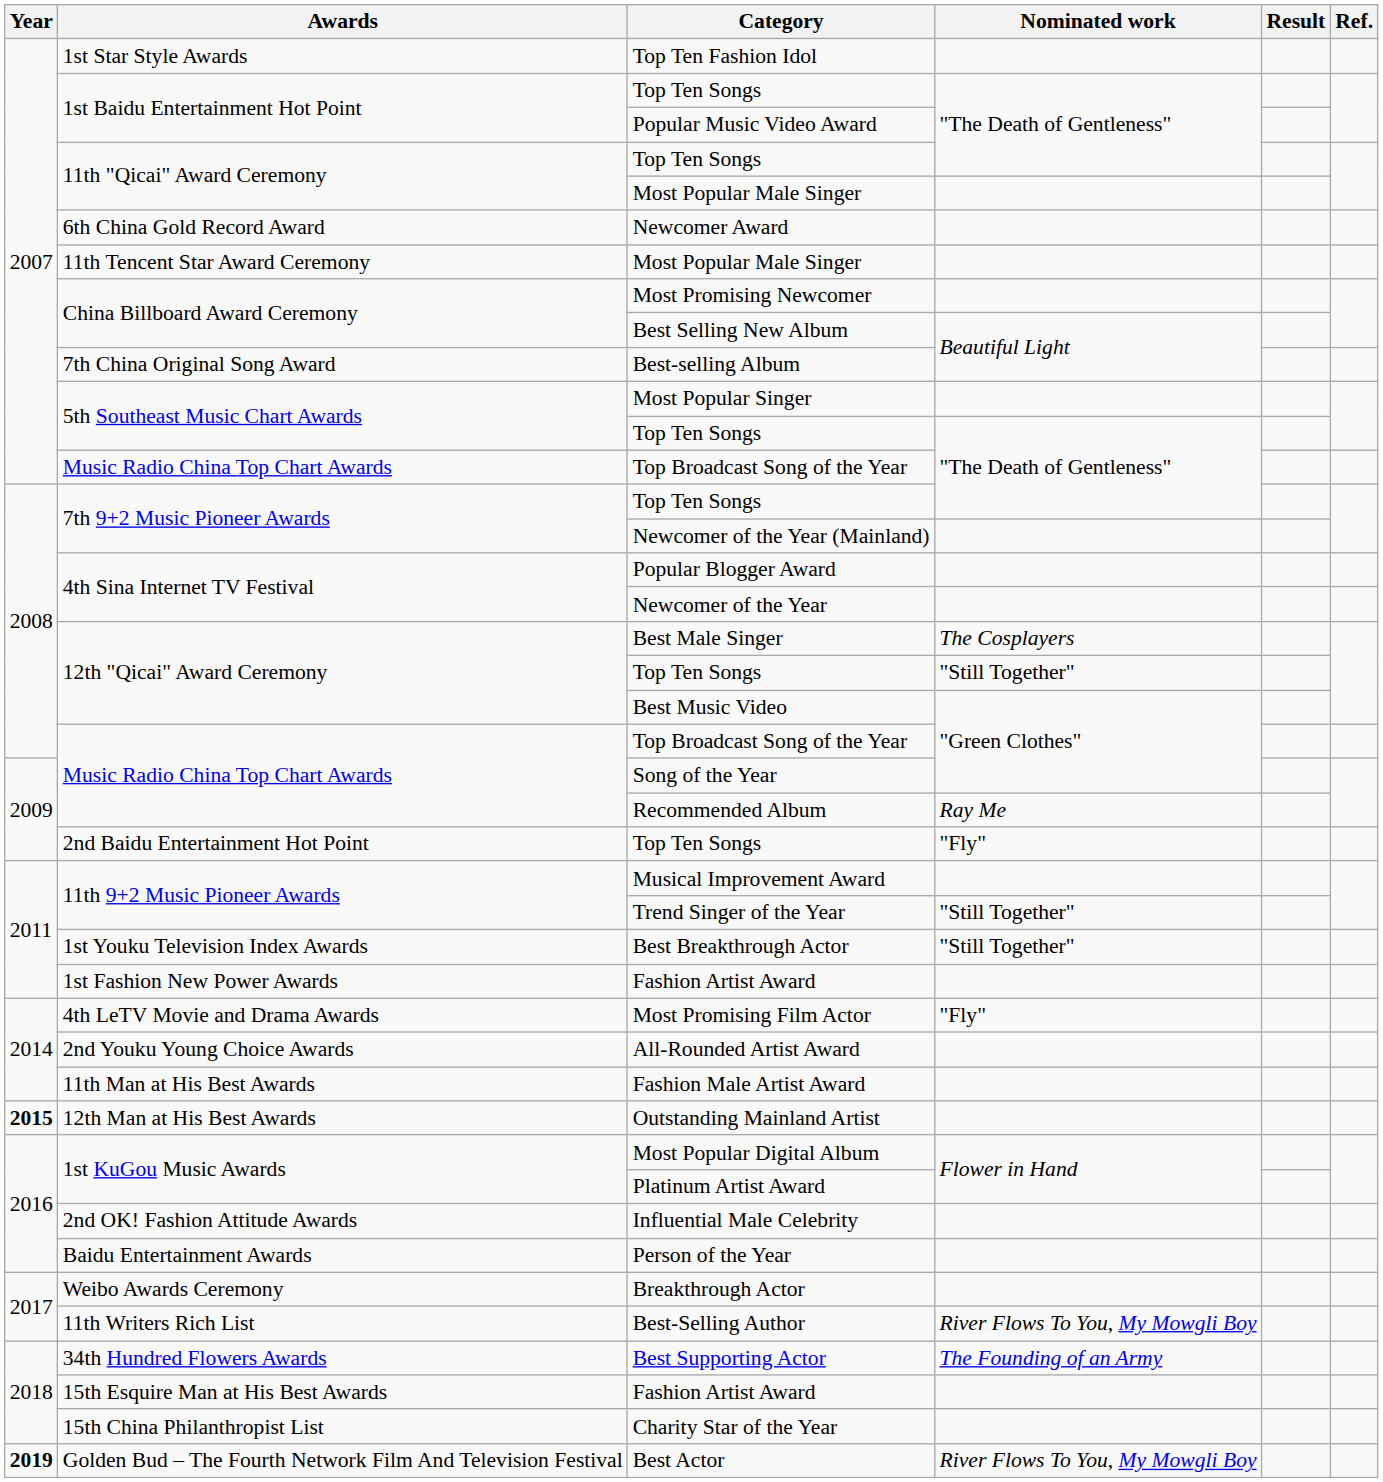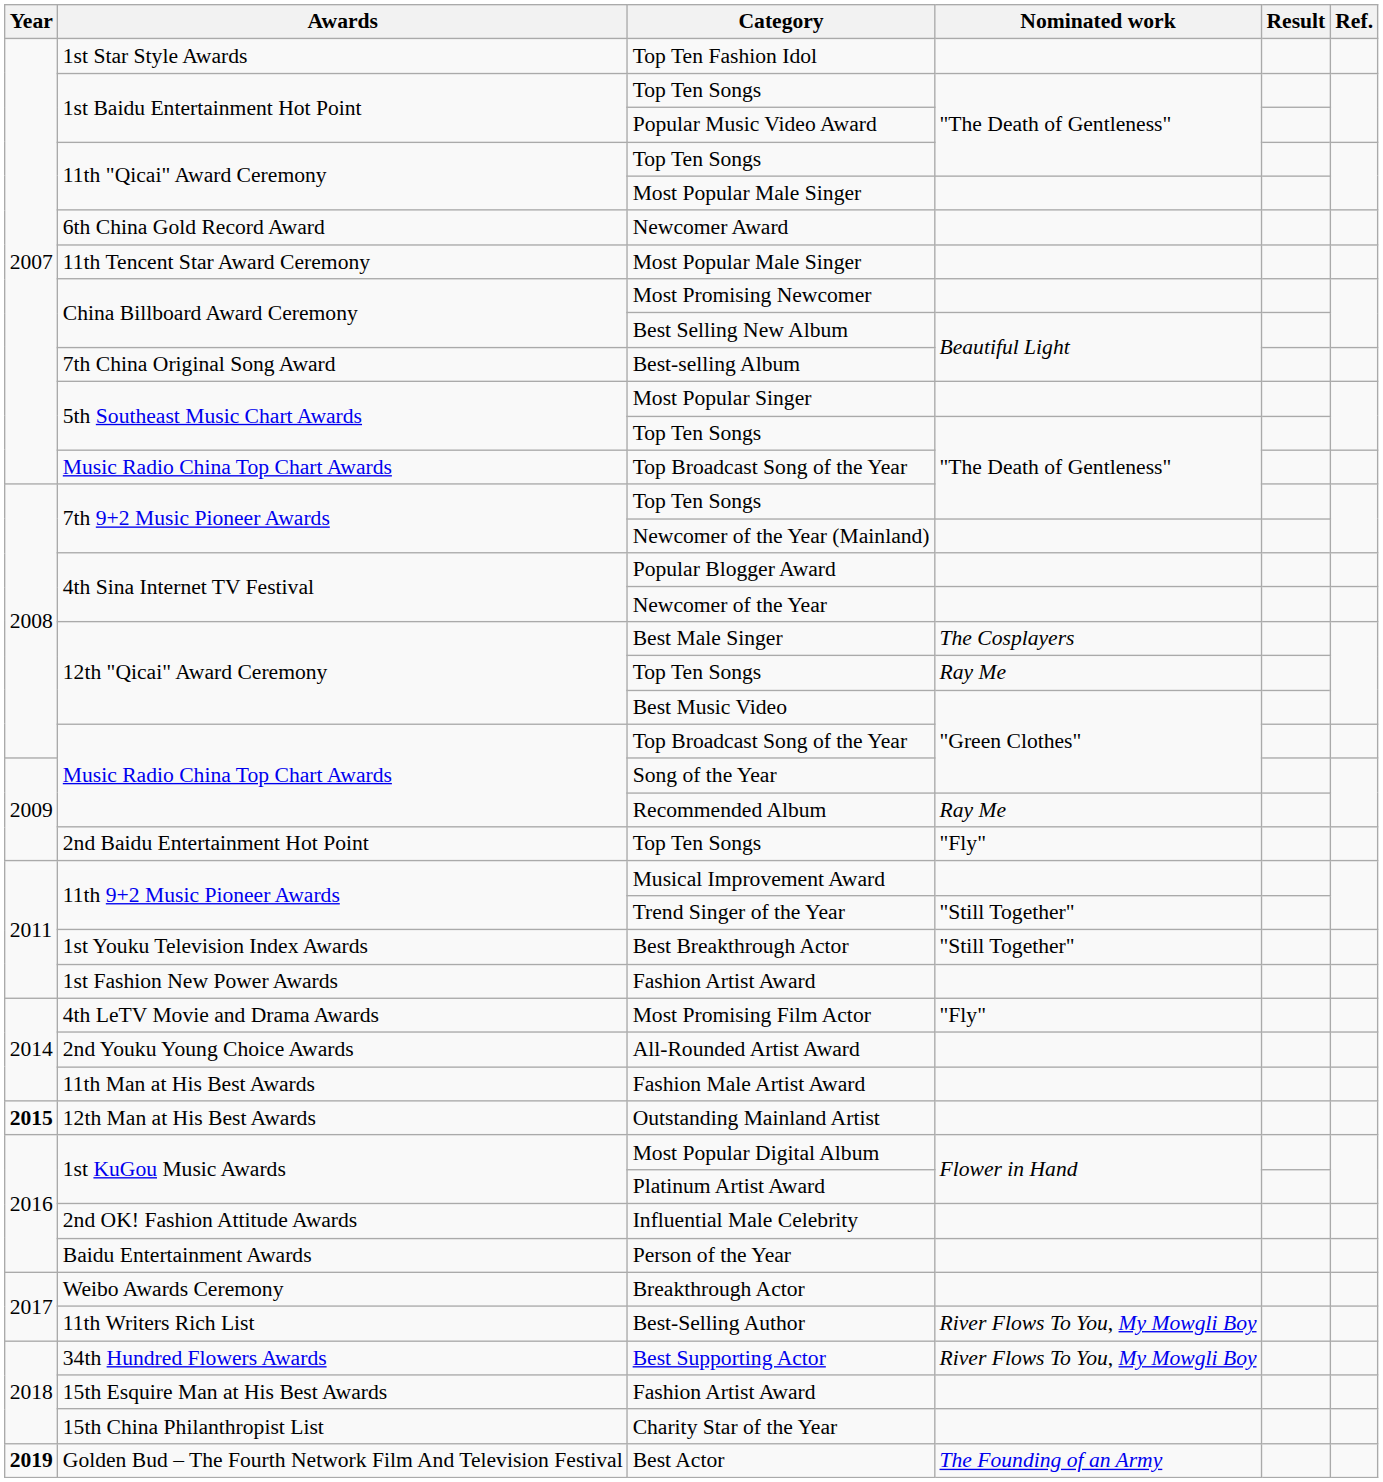(1007, 672) "Still Together" -> (973, 672) Ray Me
(1051, 1357) The Founding of an Army -> (1098, 1357) River Flows To You, My Mowgli Boy
(1098, 1460) River Flows To You, My Mowgli Boy -> (1051, 1460) The Founding of an Army
